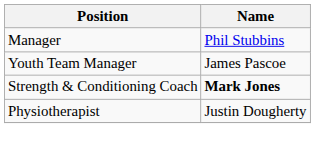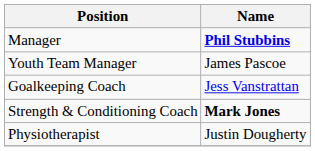(244, 39) normal -> (247, 39) bold
+ row: (67, 87)
